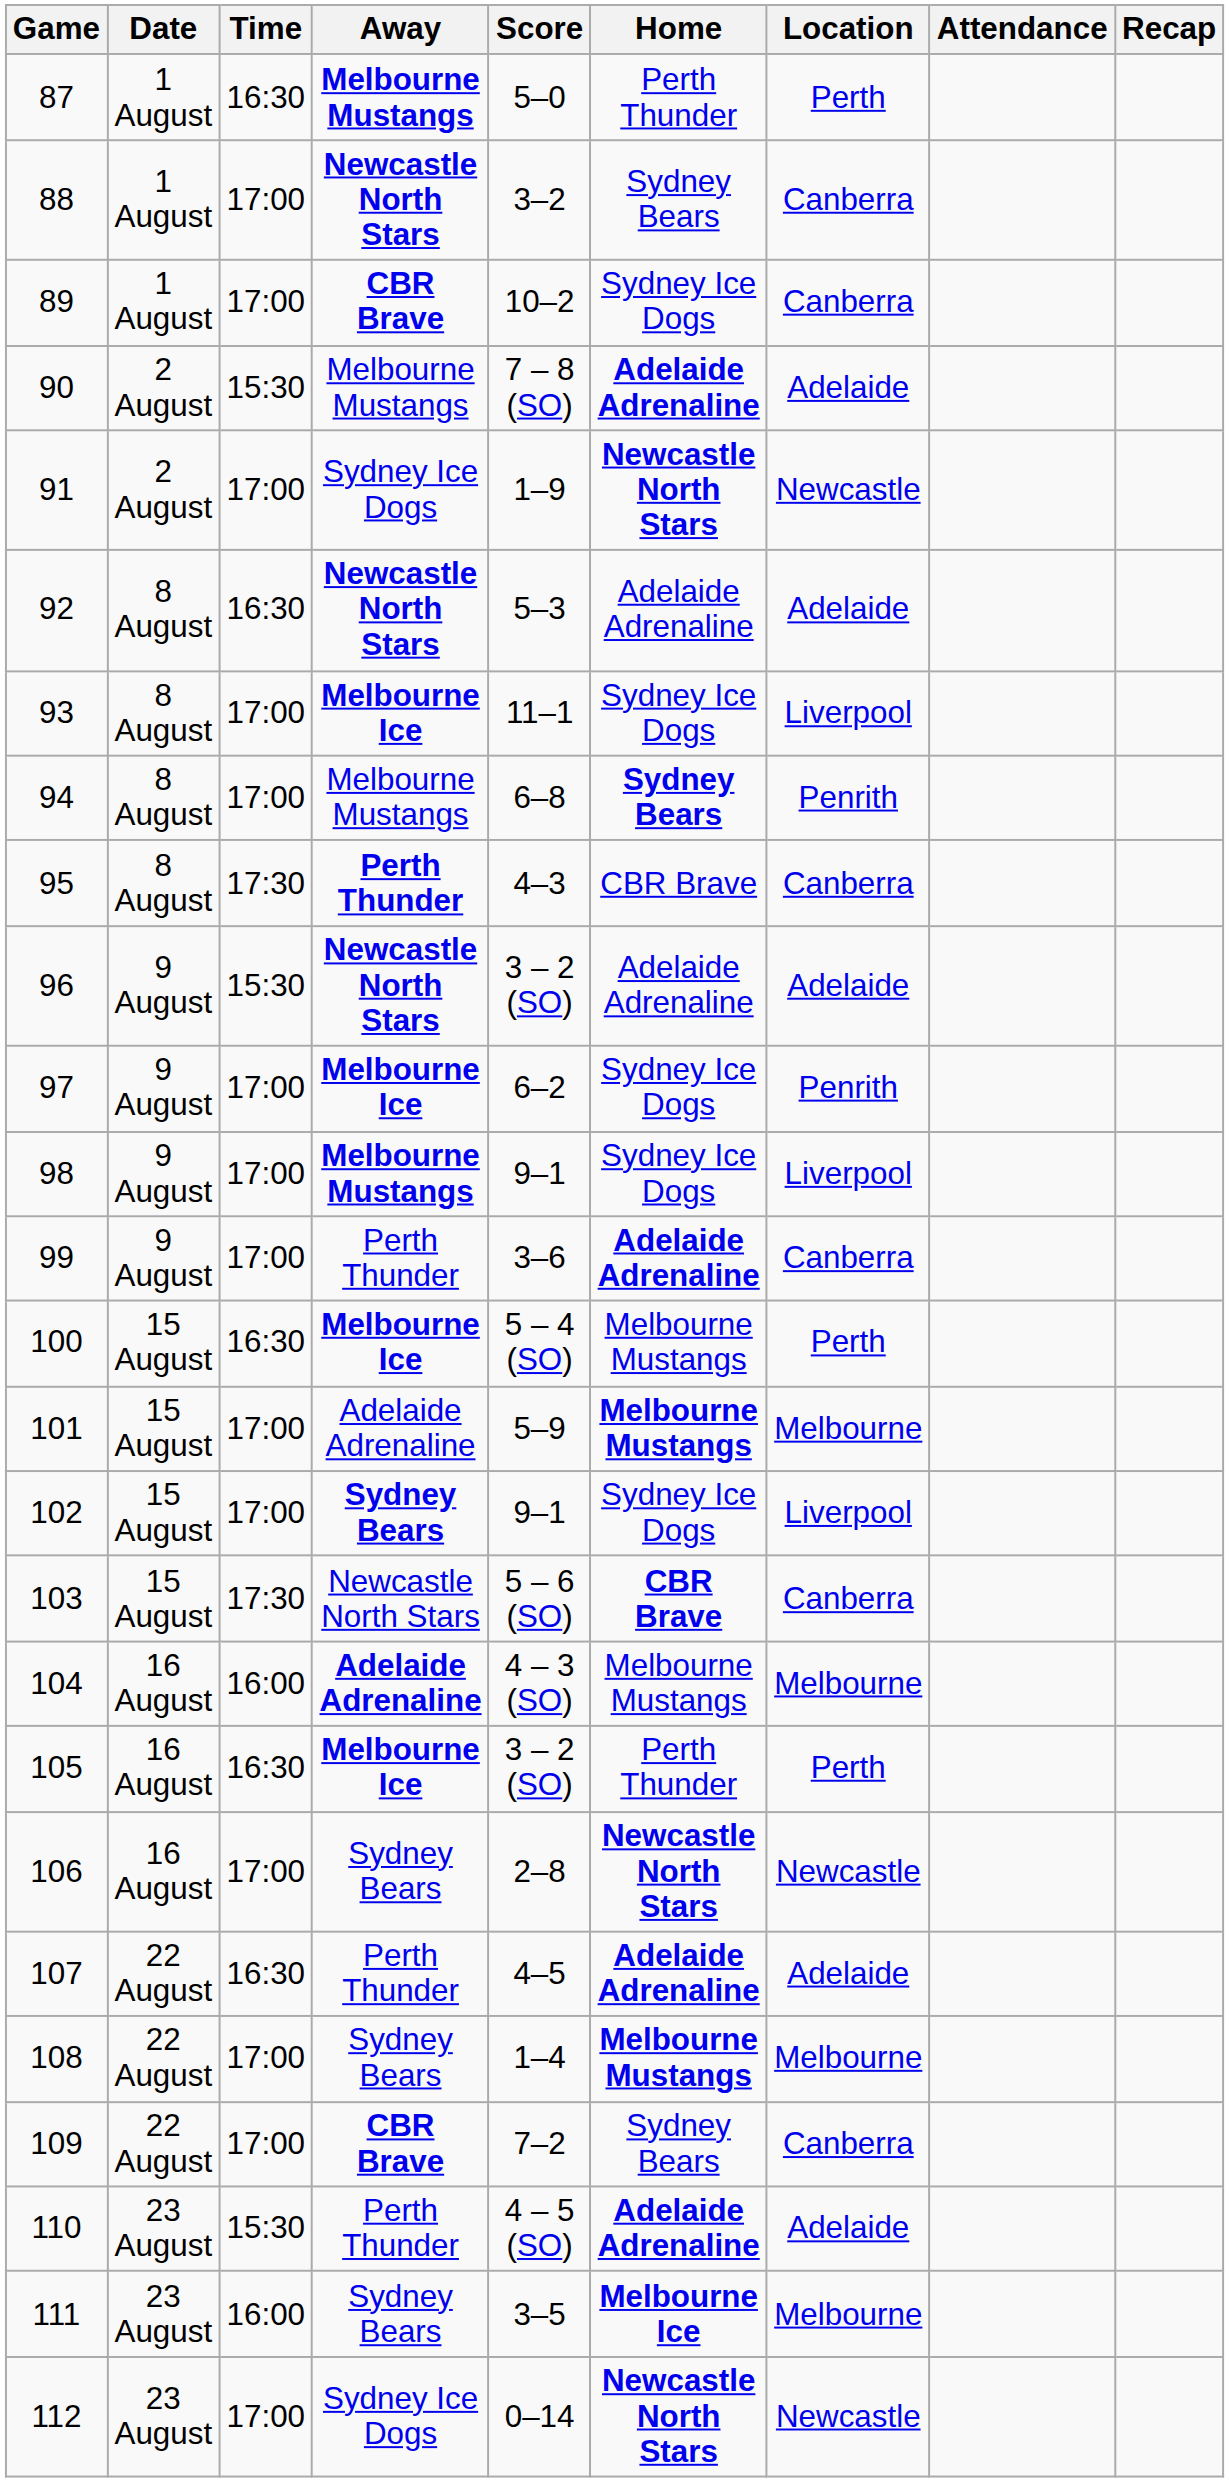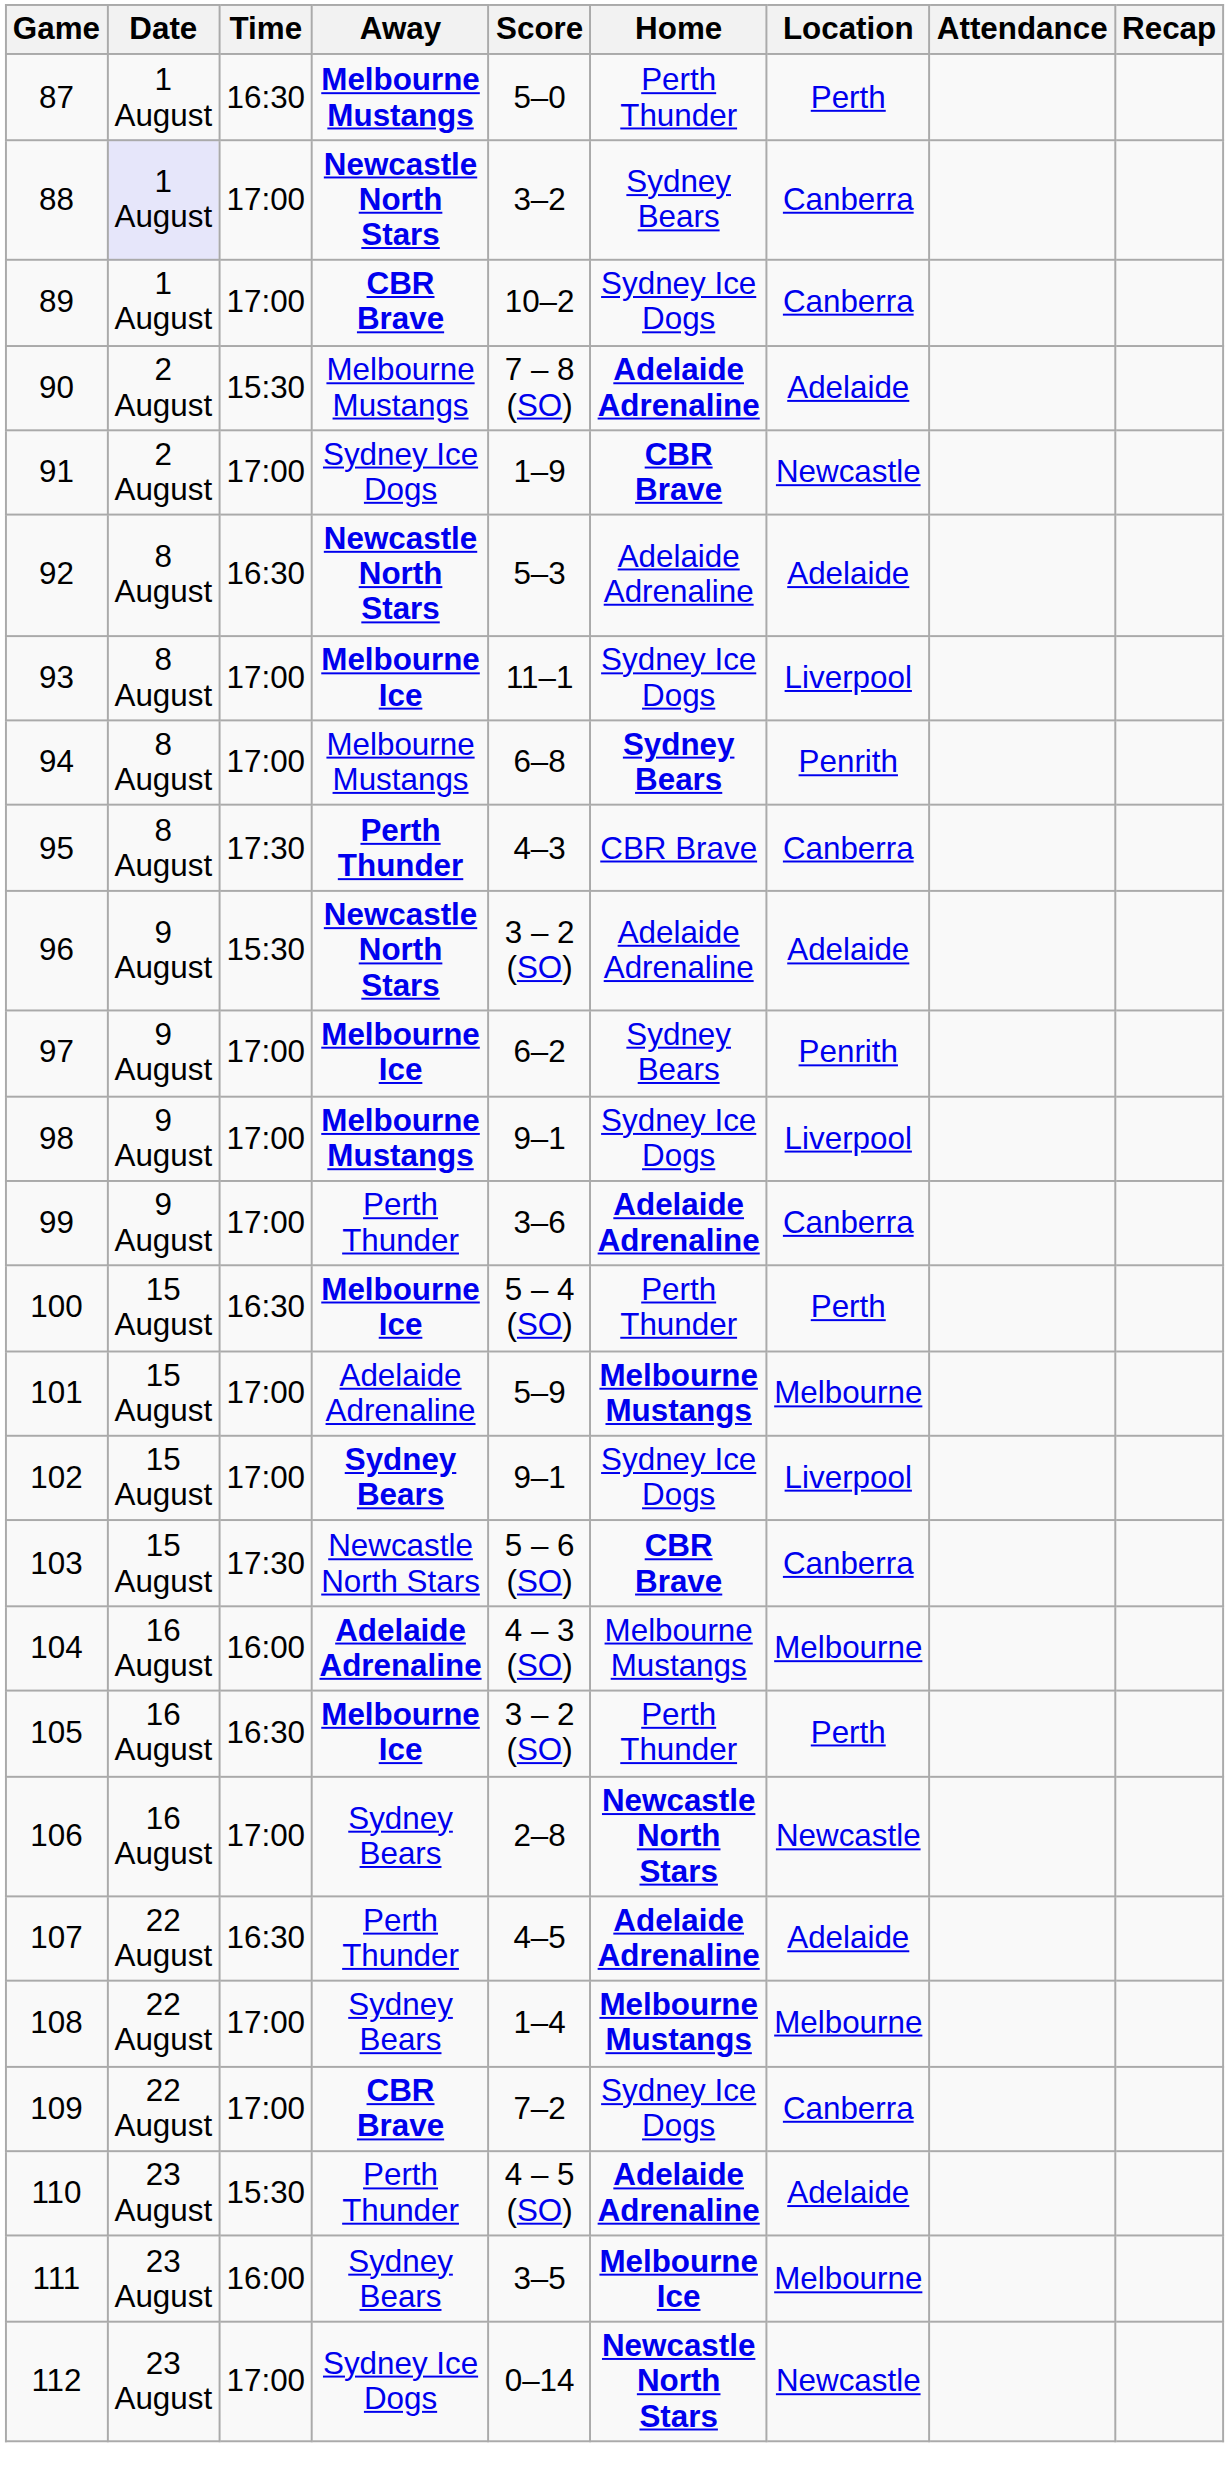(163, 199) no background -> (163, 199) lavender background
(679, 489) Newcastle North Stars -> (679, 472) CBR Brave
(679, 1088) Sydney Ice Dogs -> (679, 1052) Sydney Bears
(679, 1343) Melbourne Mustangs -> (679, 1307) Perth Thunder
(679, 2143) Sydney Bears -> (679, 2108) Sydney Ice Dogs
